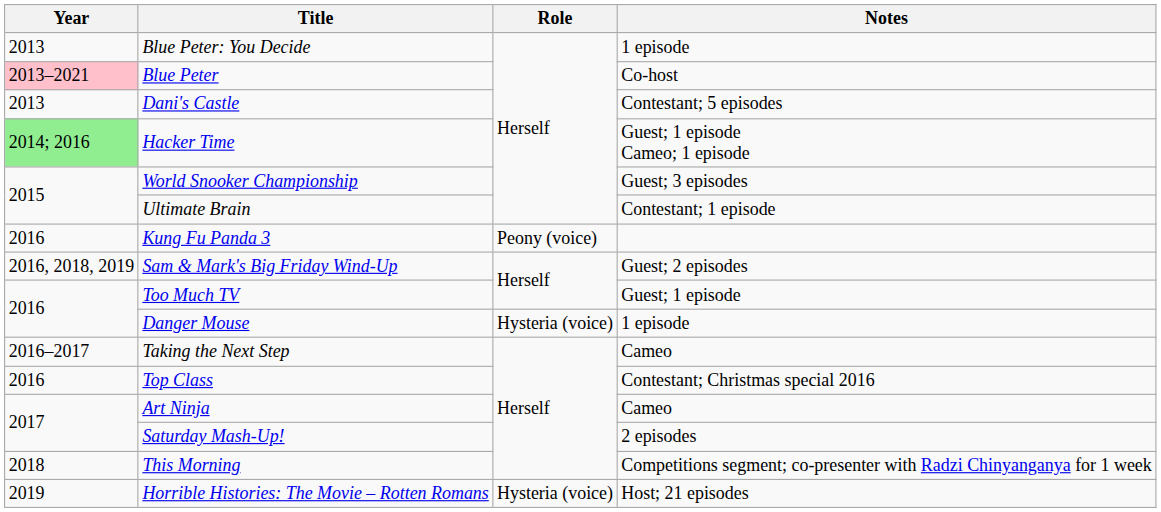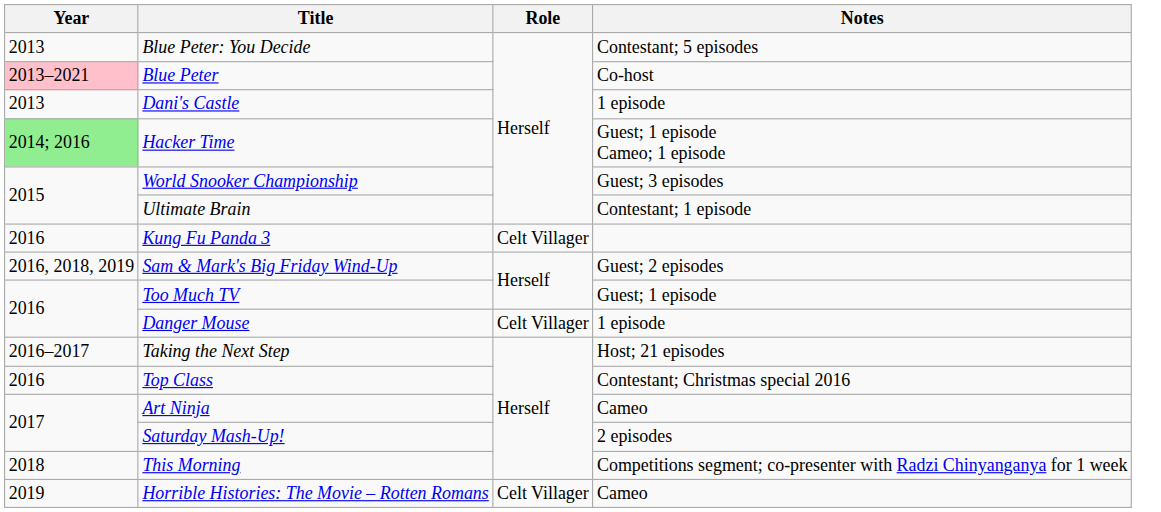(655, 47) 1 episode -> (678, 47) Contestant; 5 episodes
(702, 103) Contestant; 5 episodes -> (631, 103) 1 episode
(547, 237) Peony (voice) -> (543, 237) Celt Villager
(555, 323) Hysteria (voice) -> (543, 323) Celt Villager
(647, 351) Cameo -> (661, 351) Host; 21 episodes
(555, 493) Hysteria (voice) -> (543, 493) Celt Villager
(685, 493) Host; 21 episodes -> (622, 493) Cameo
